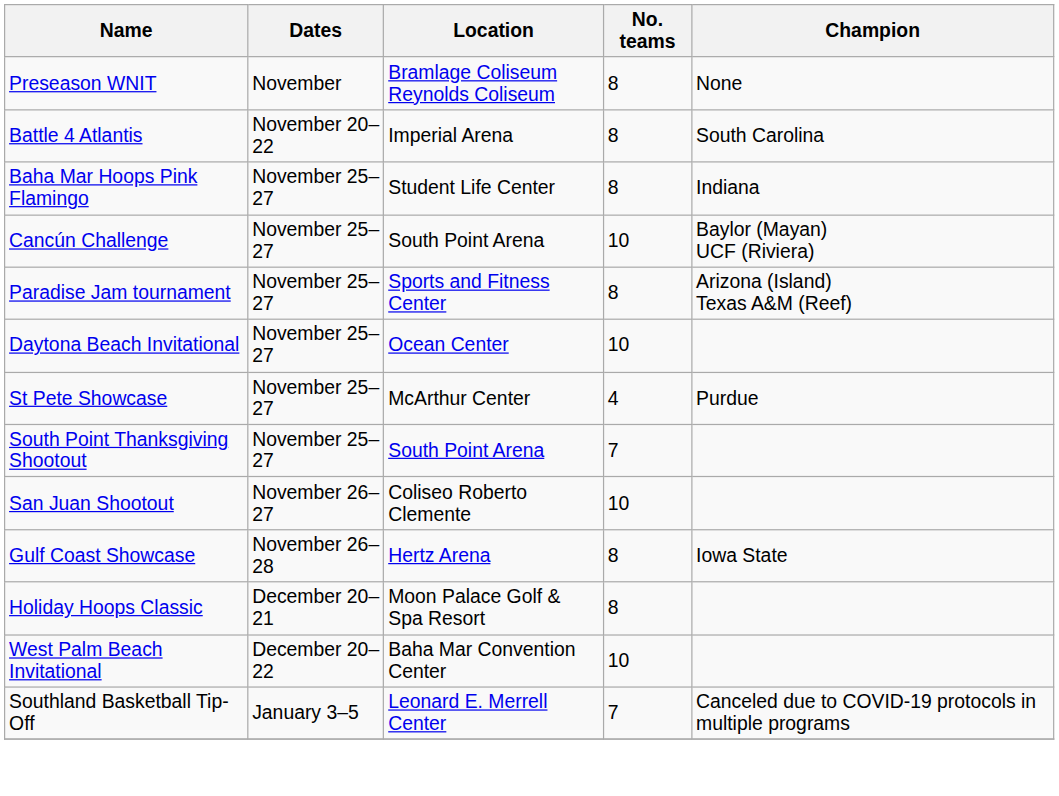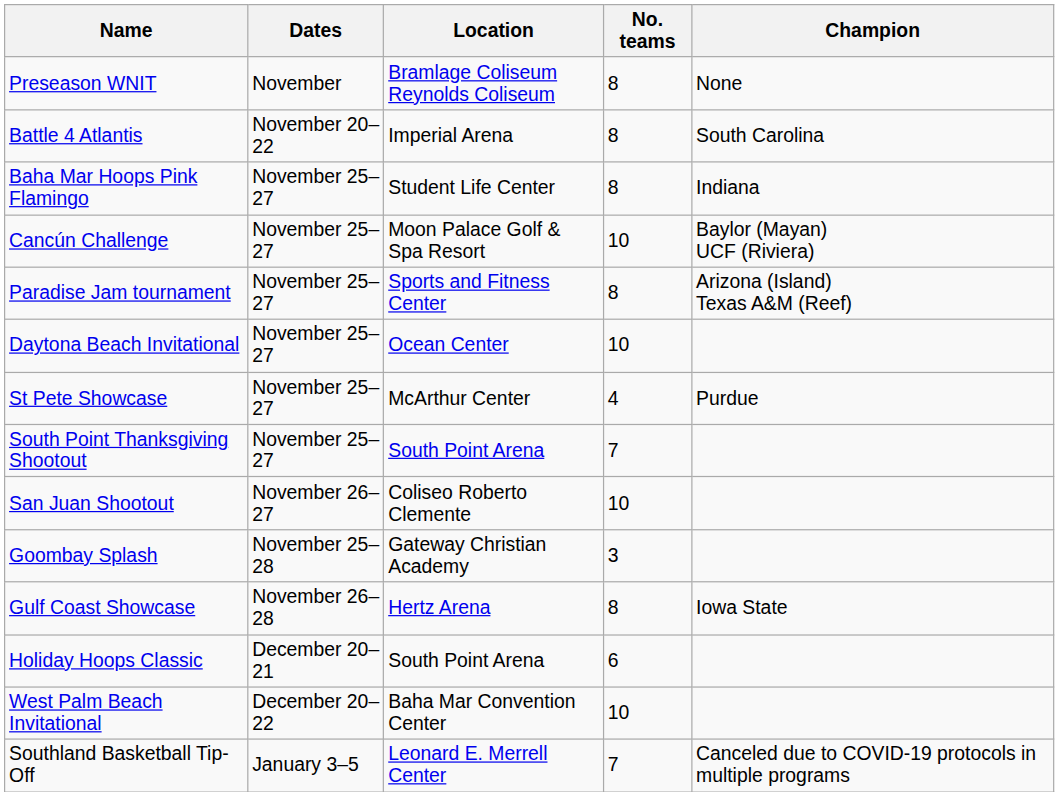(466, 240) South Point Arena -> (474, 240) Moon Palace Golf & Spa Resort
+ row: (83, 555)
(474, 608) Moon Palace Golf & Spa Resort -> (466, 660) South Point Arena
(613, 608) 8 -> (613, 660) 6
